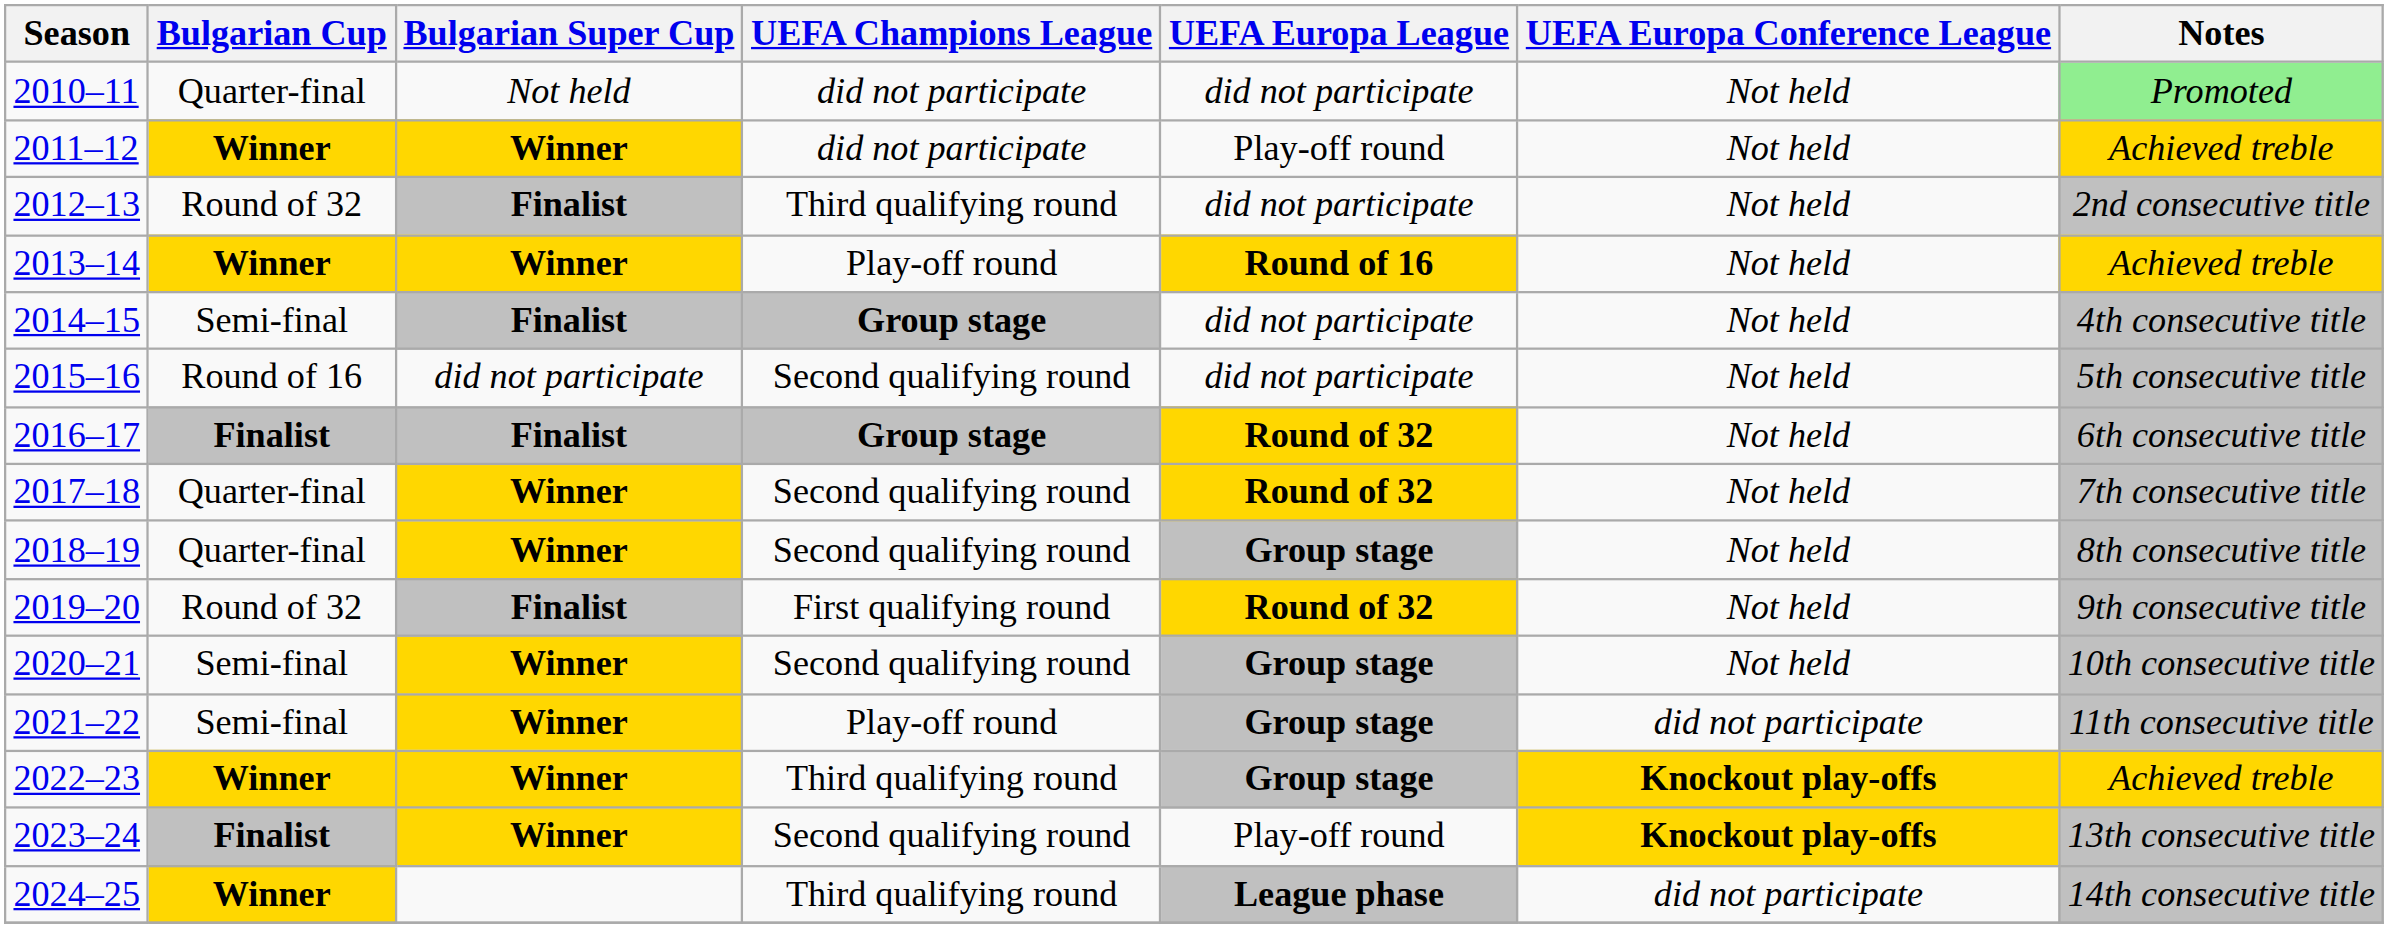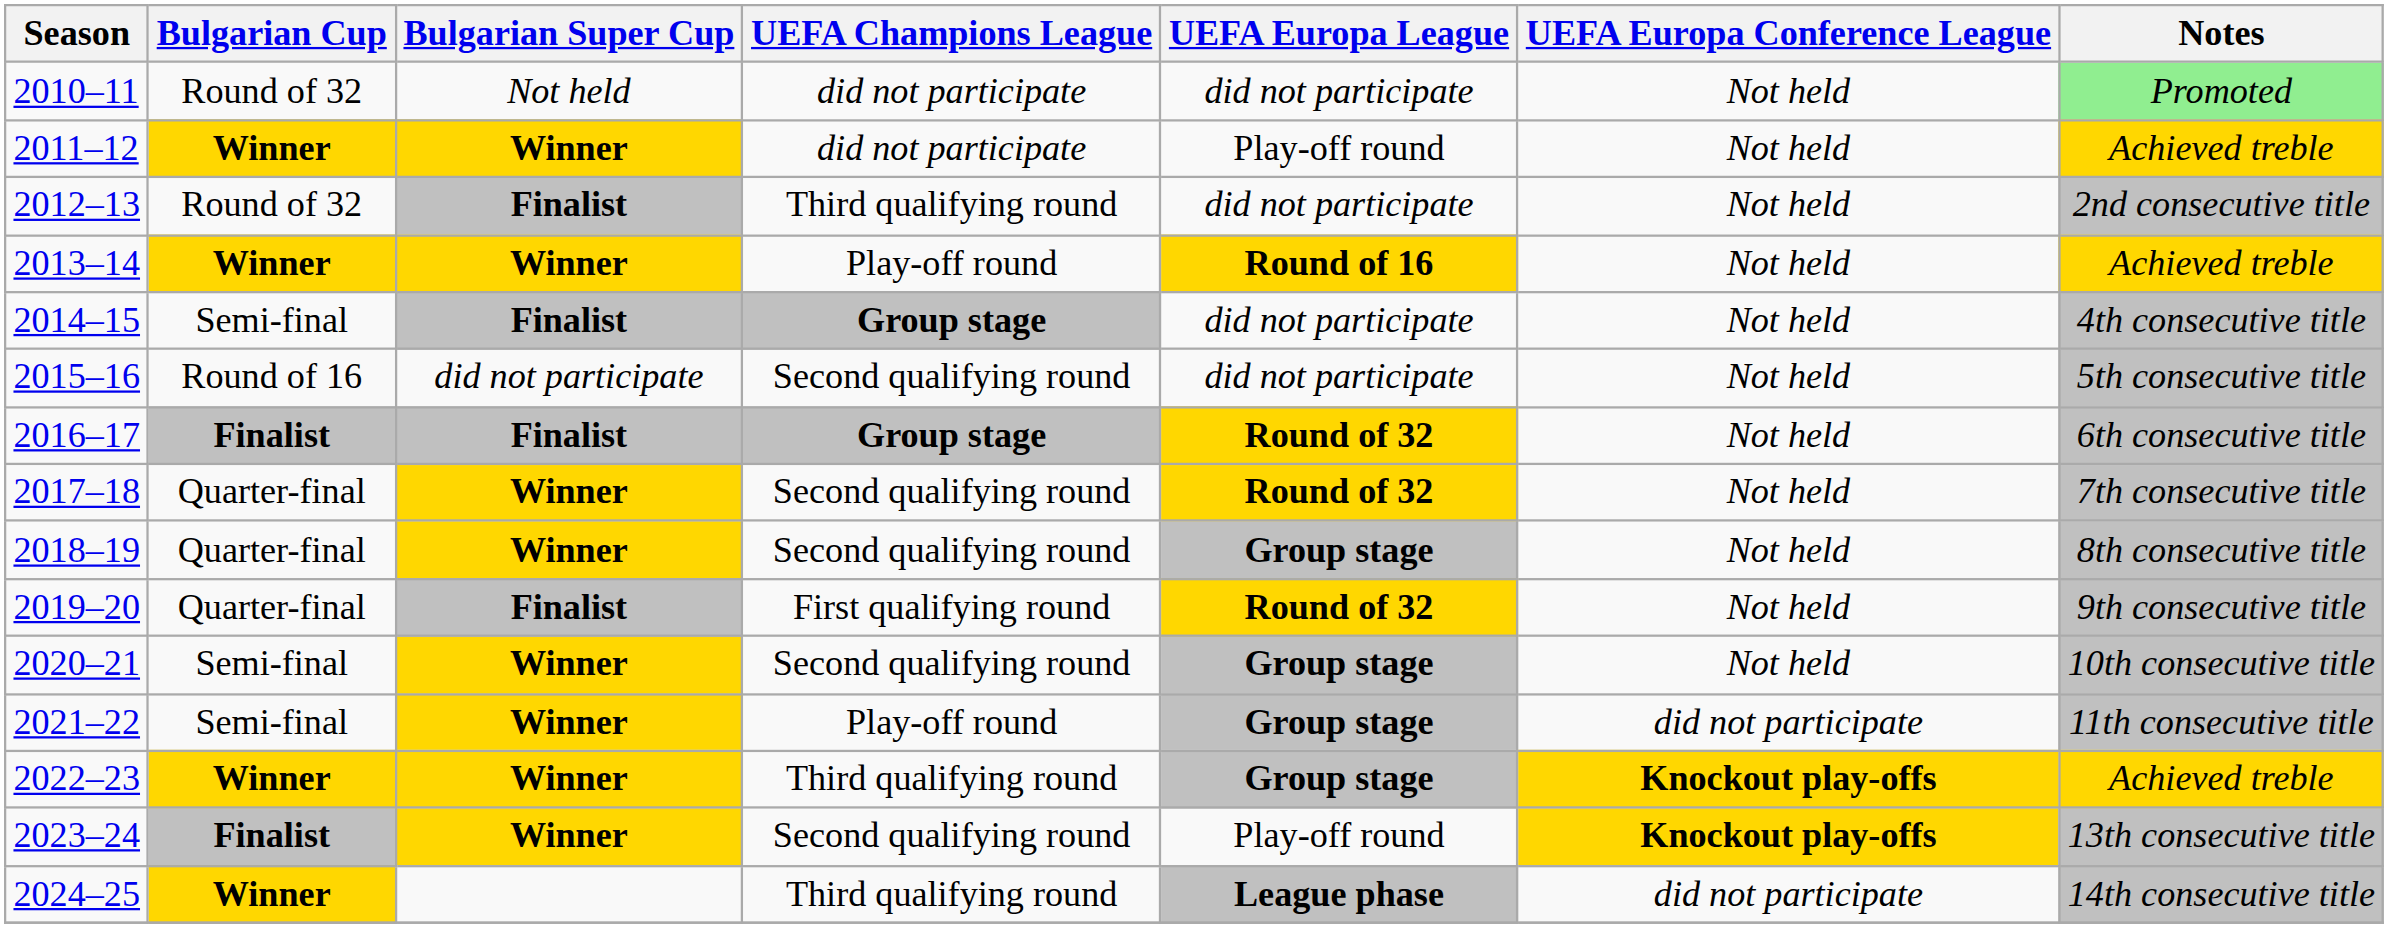(272, 90) Quarter-final -> (272, 90) Round of 32
(272, 606) Round of 32 -> (272, 606) Quarter-final
